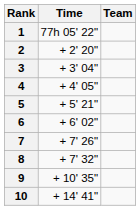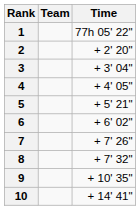columns swapped: (118, 13) <-> (69, 13)
